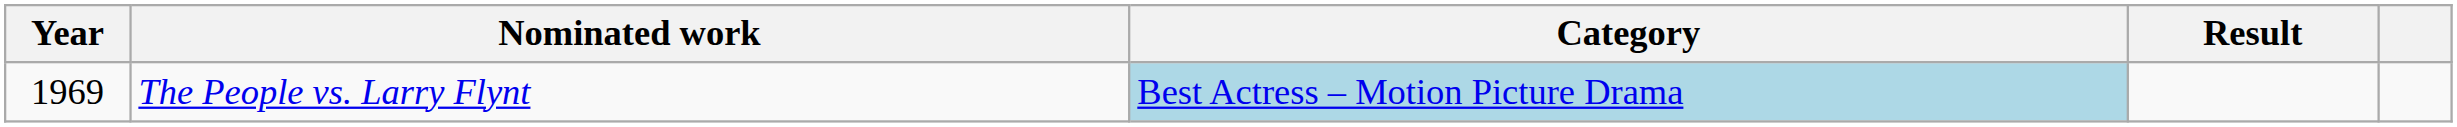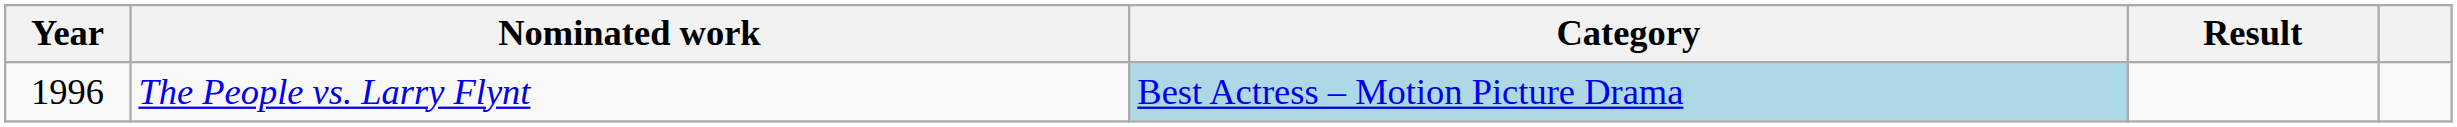(68, 91) 1969 -> (68, 91) 1996
